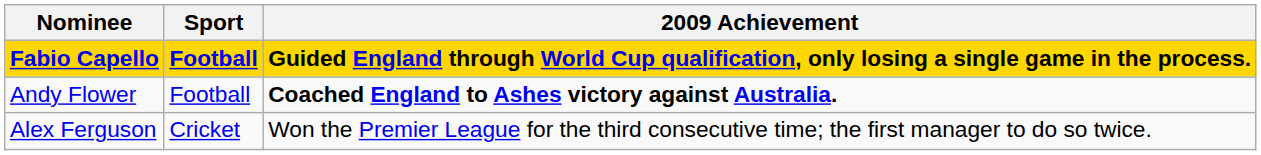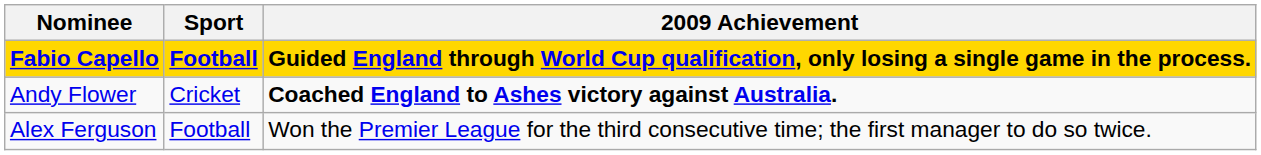(210, 94) Football -> (205, 94) Cricket
(205, 130) Cricket -> (210, 130) Football
